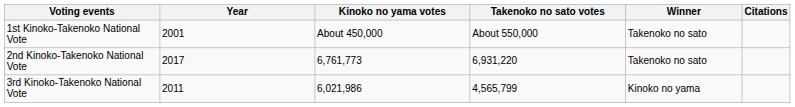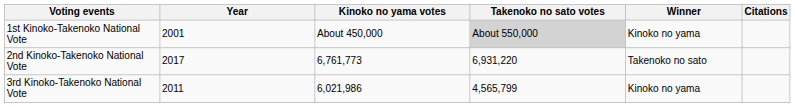(505, 34) no background -> (505, 34) lightgrey background
(667, 34) Takenoko no sato -> (664, 34) Kinoko no yama
